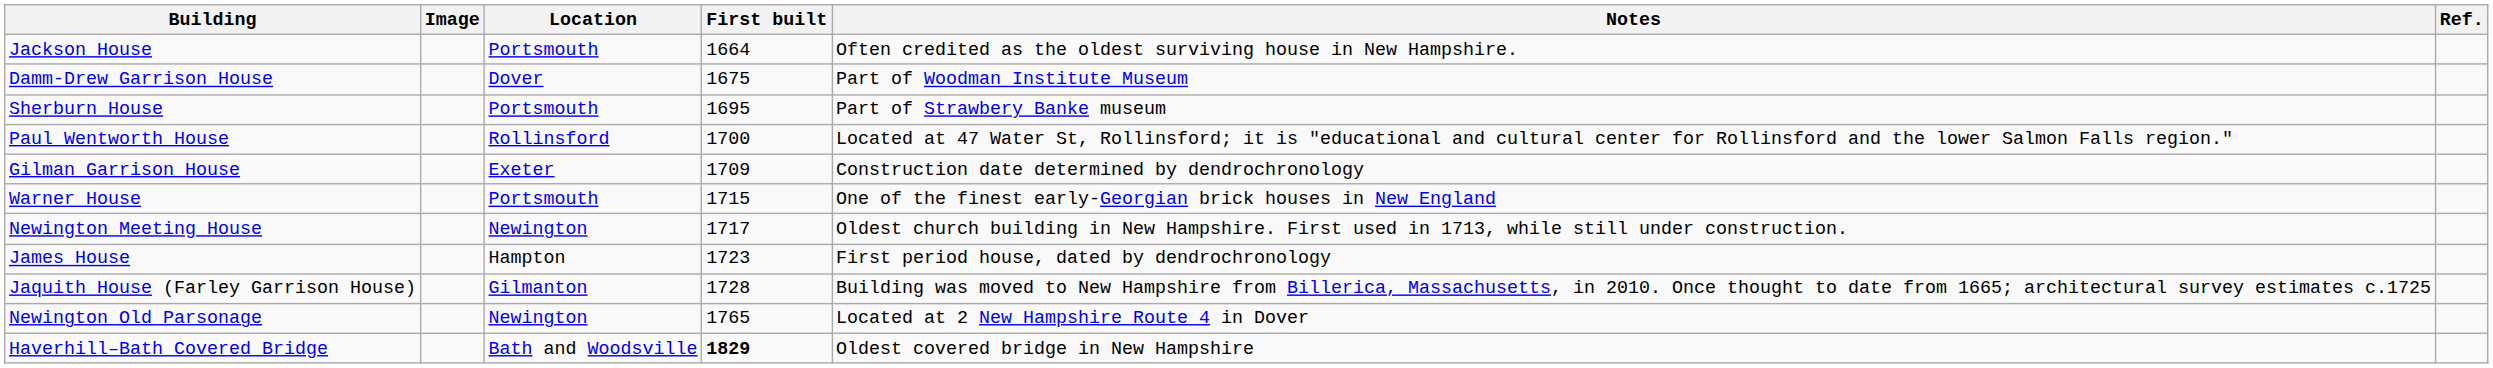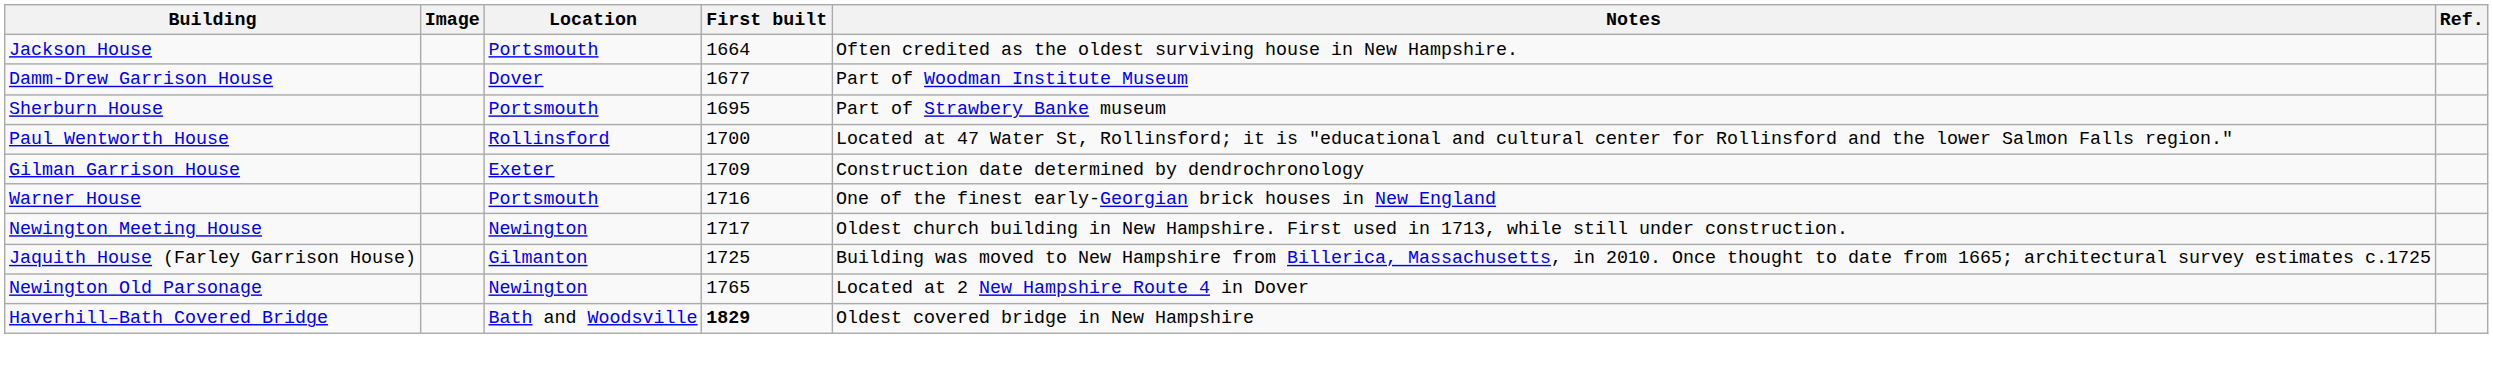(728, 79) 1675 -> (728, 79) 1677
(728, 199) 1715 -> (728, 199) 1716
- row: (70, 259)
(728, 289) 1728 -> (728, 259) 1725
